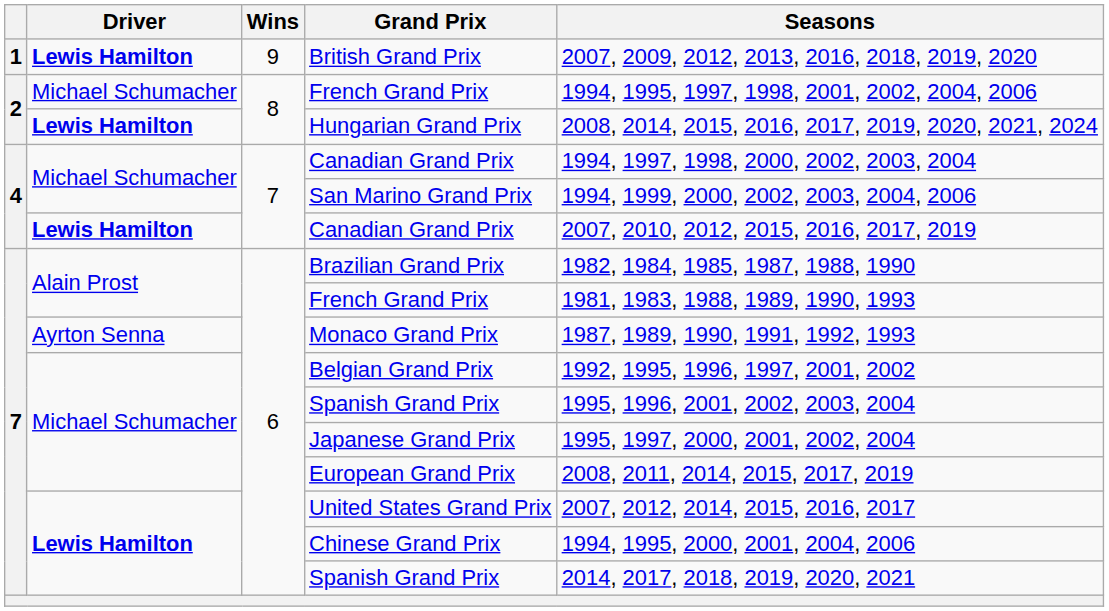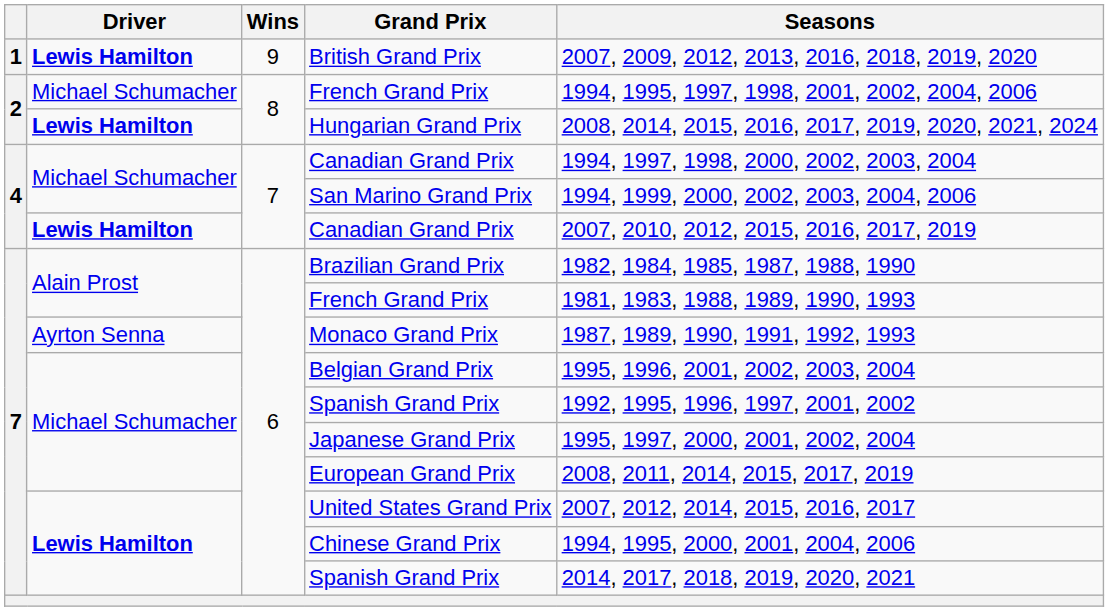(738, 369) 1992, 1995, 1996, 1997, 2001, 2002 -> (738, 369) 1995, 1996, 2001, 2002, 2003, 2004
(738, 404) 1995, 1996, 2001, 2002, 2003, 2004 -> (738, 404) 1992, 1995, 1996, 1997, 2001, 2002
